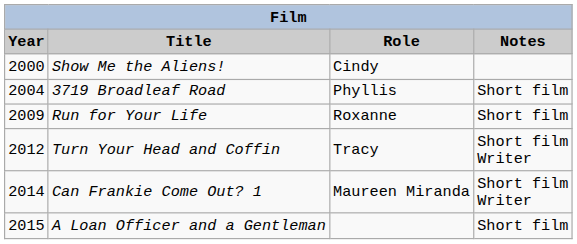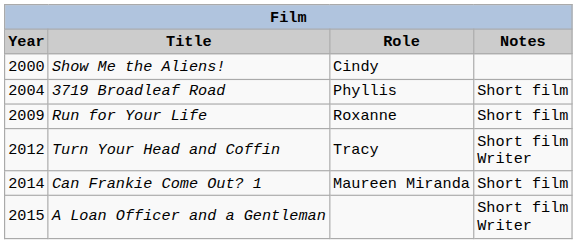(523, 192) Short film Writer -> (523, 183) Short film
(523, 226) Short film -> (523, 217) Short film Writer
